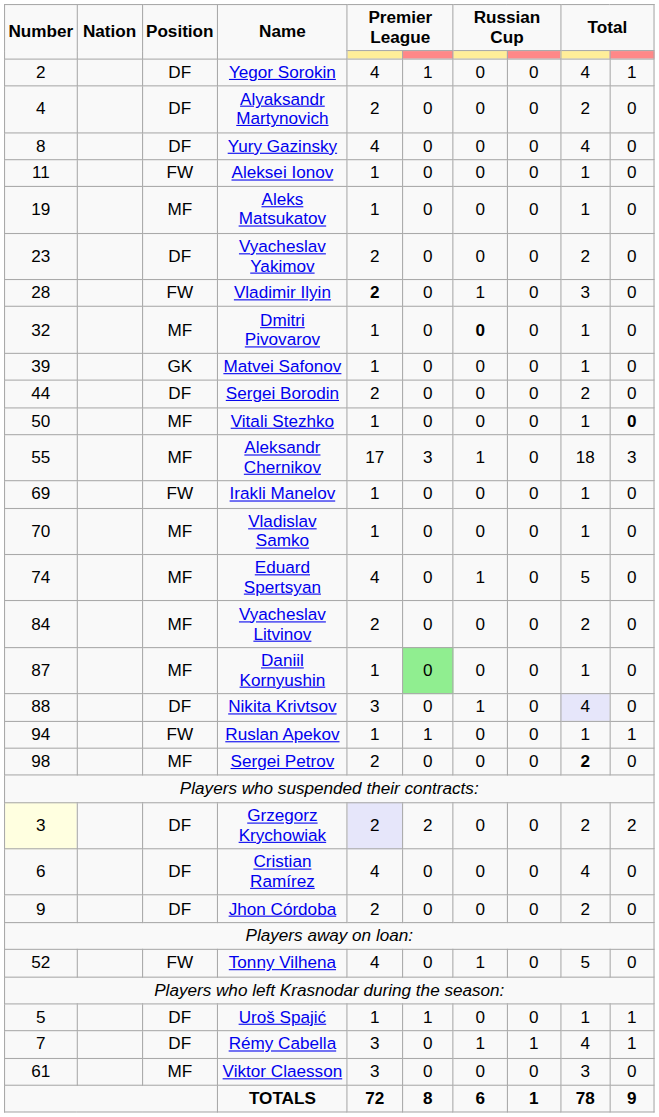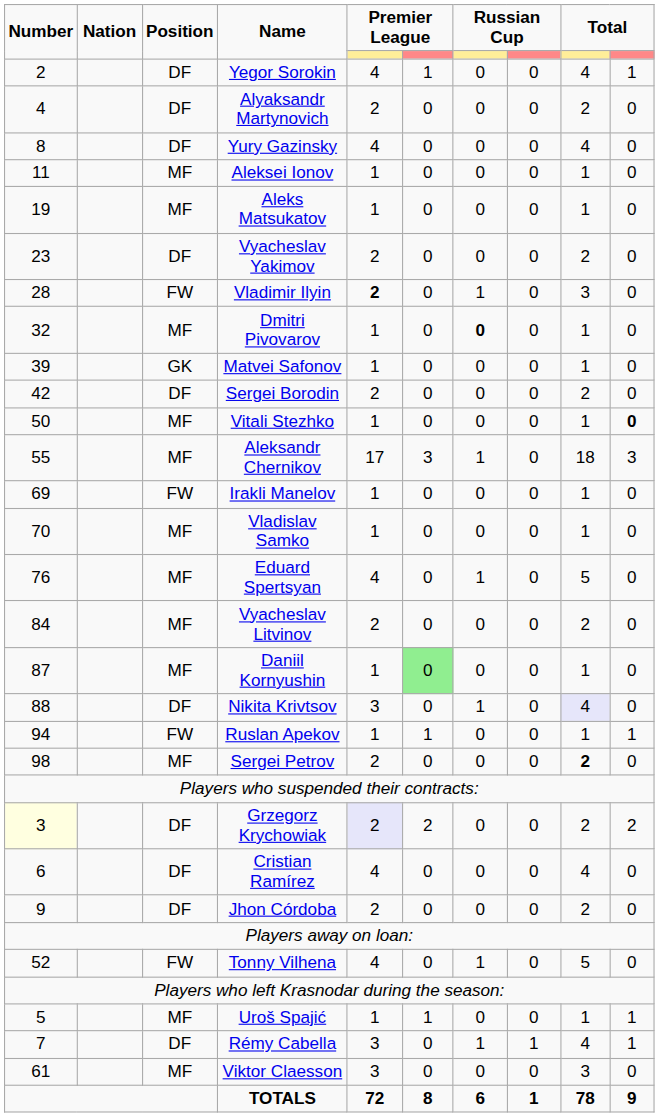(180, 173) FW -> (180, 173) MF
(41, 393) 44 -> (41, 393) 42
(41, 577) 74 -> (41, 577) 76
(180, 1017) DF -> (180, 1017) MF
